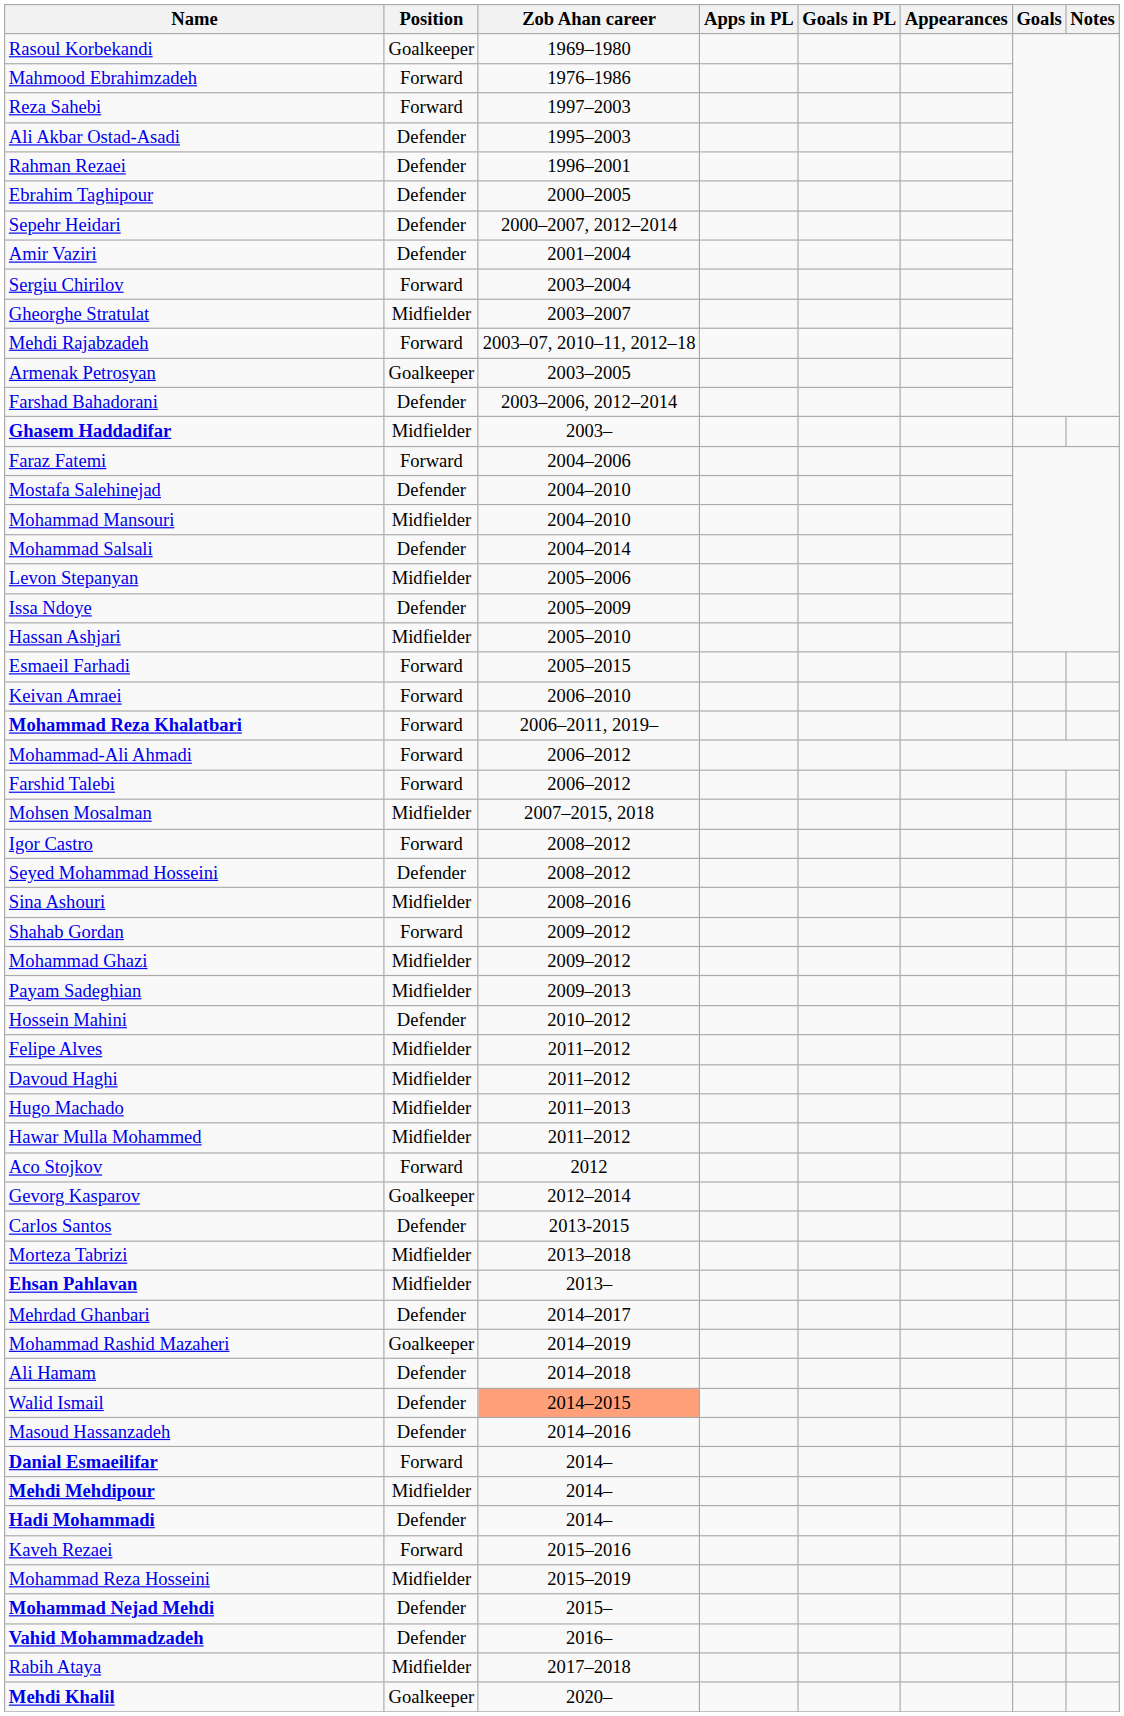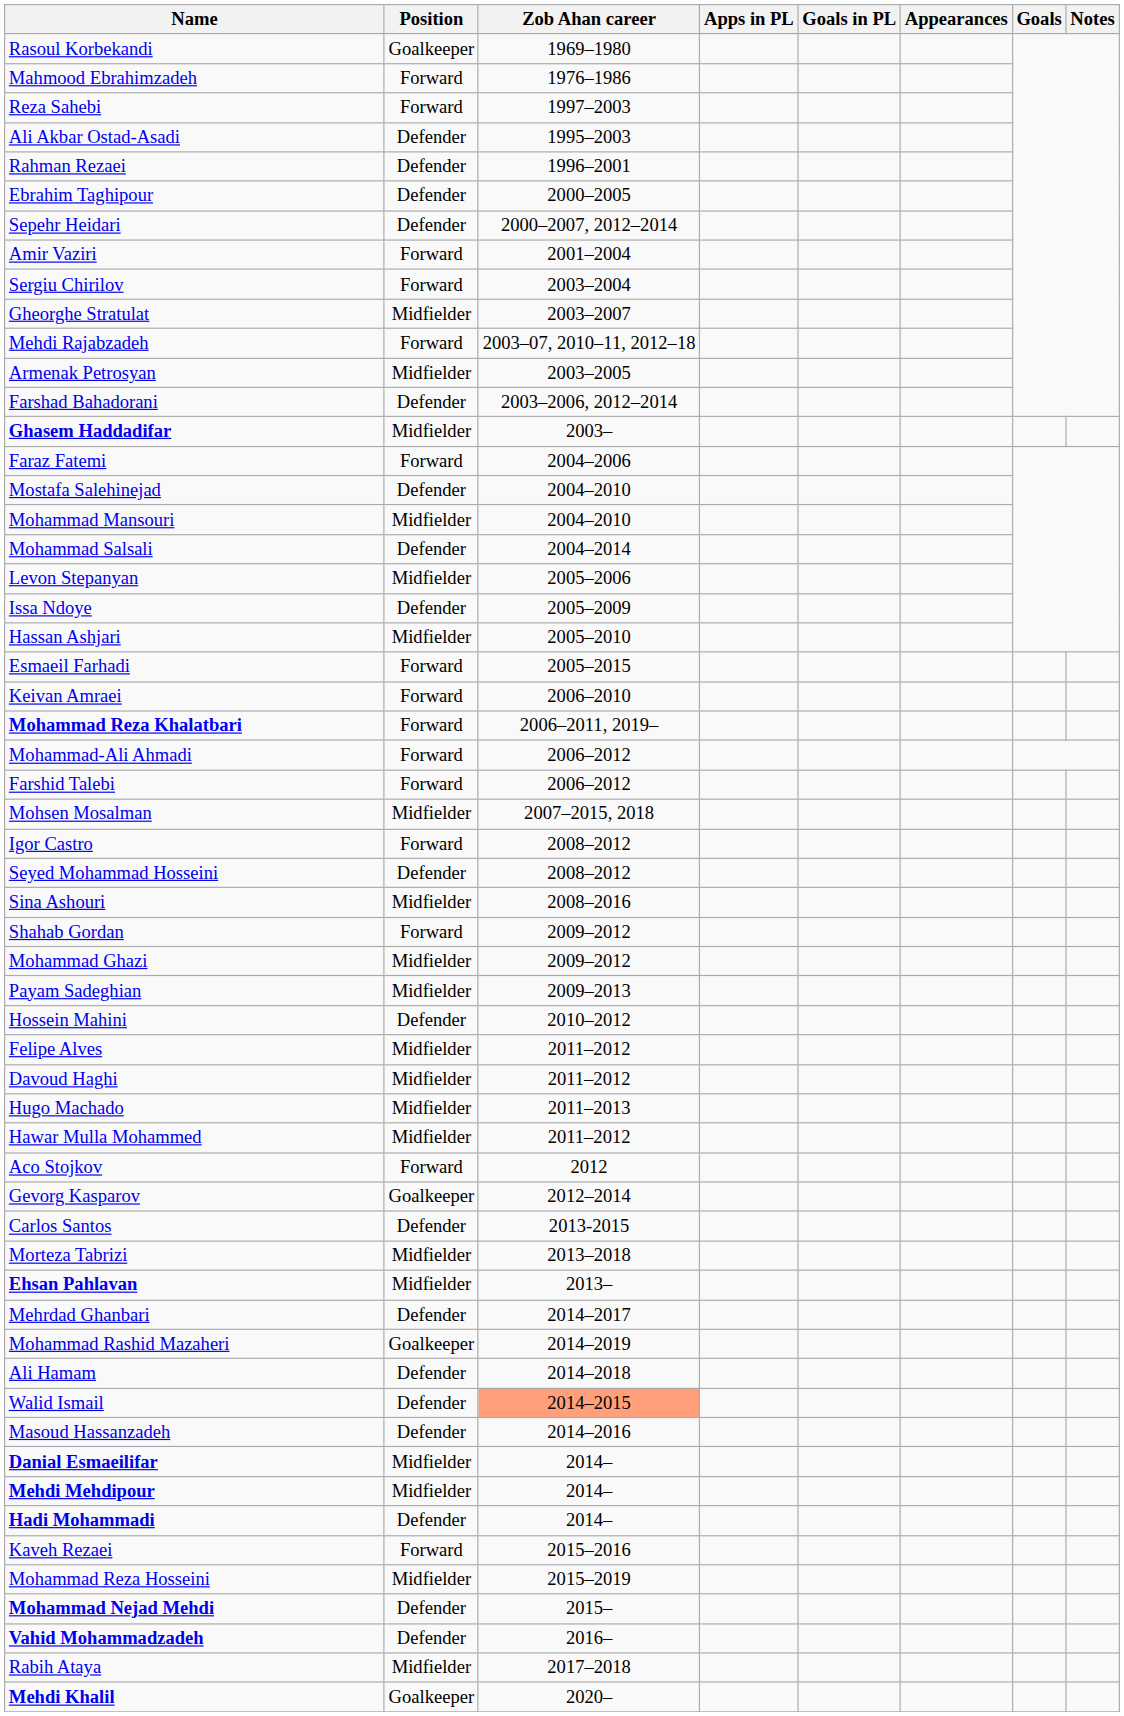(431, 254) Defender -> (431, 254) Forward
(431, 372) Goalkeeper -> (431, 372) Midfielder
(431, 1461) Forward -> (431, 1461) Midfielder
